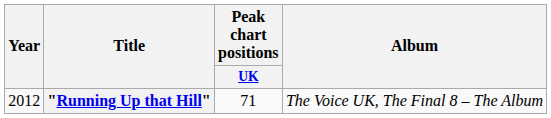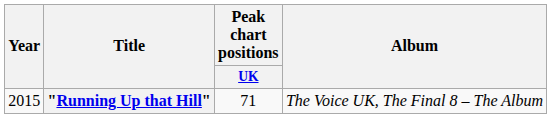(24, 100) 2012 -> (24, 100) 2015
